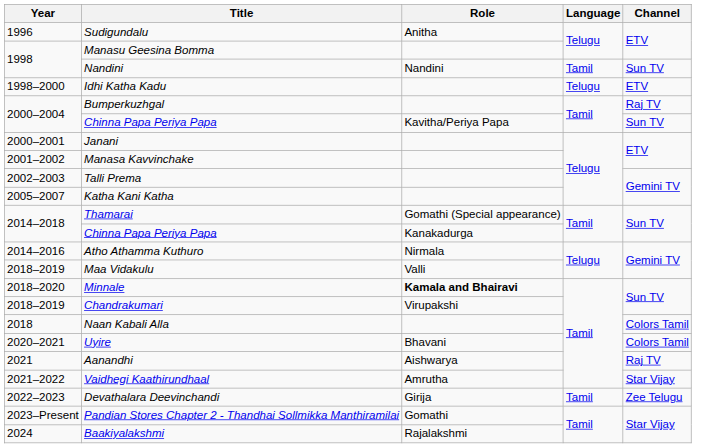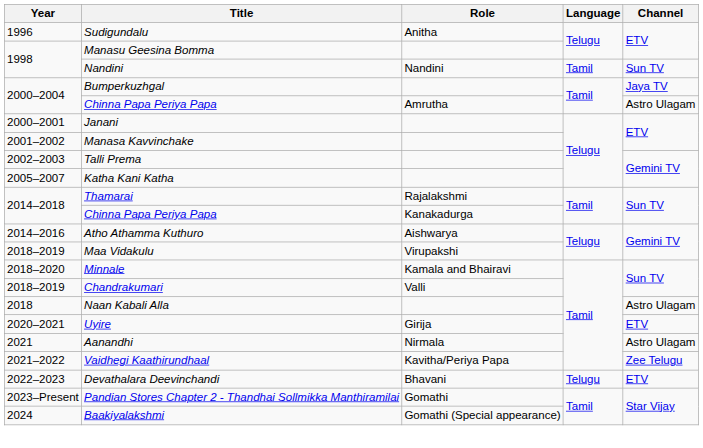- row: (36, 86)
(643, 104) Raj TV -> (647, 86) Jaya TV
(457, 123) Kavitha/Periya Papa -> (426, 104) Amrutha
(645, 123) Sun TV -> (661, 104) Astro Ulagam
(483, 214) Gomathi (Special appearance) -> (436, 196) Rajalakshmi
(424, 251) Nirmala -> (431, 232) Aishwarya
(415, 269) Valli -> (431, 251) Virupakshi
(461, 287) bold -> (458, 269) normal
(431, 305) Virupakshi -> (415, 287) Valli
(657, 324) Colors Tamil -> (661, 305) Astro Ulagam
(425, 342) Bhavani -> (418, 324) Girija
(657, 342) Colors Tamil -> (637, 324) ETV
(431, 360) Aishwarya -> (424, 342) Nirmala
(643, 360) Raj TV -> (661, 342) Astro Ulagam
(426, 379) Amrutha -> (457, 360) Kavitha/Periya Papa
(650, 379) Star Vijay -> (654, 360) Zee Telugu
(418, 397) Girija -> (425, 379) Bhavani
(579, 397) Tamil -> (583, 379) Telugu
(654, 397) Zee Telugu -> (637, 379) ETV
(436, 433) Rajalakshmi -> (483, 415) Gomathi (Special appearance)
